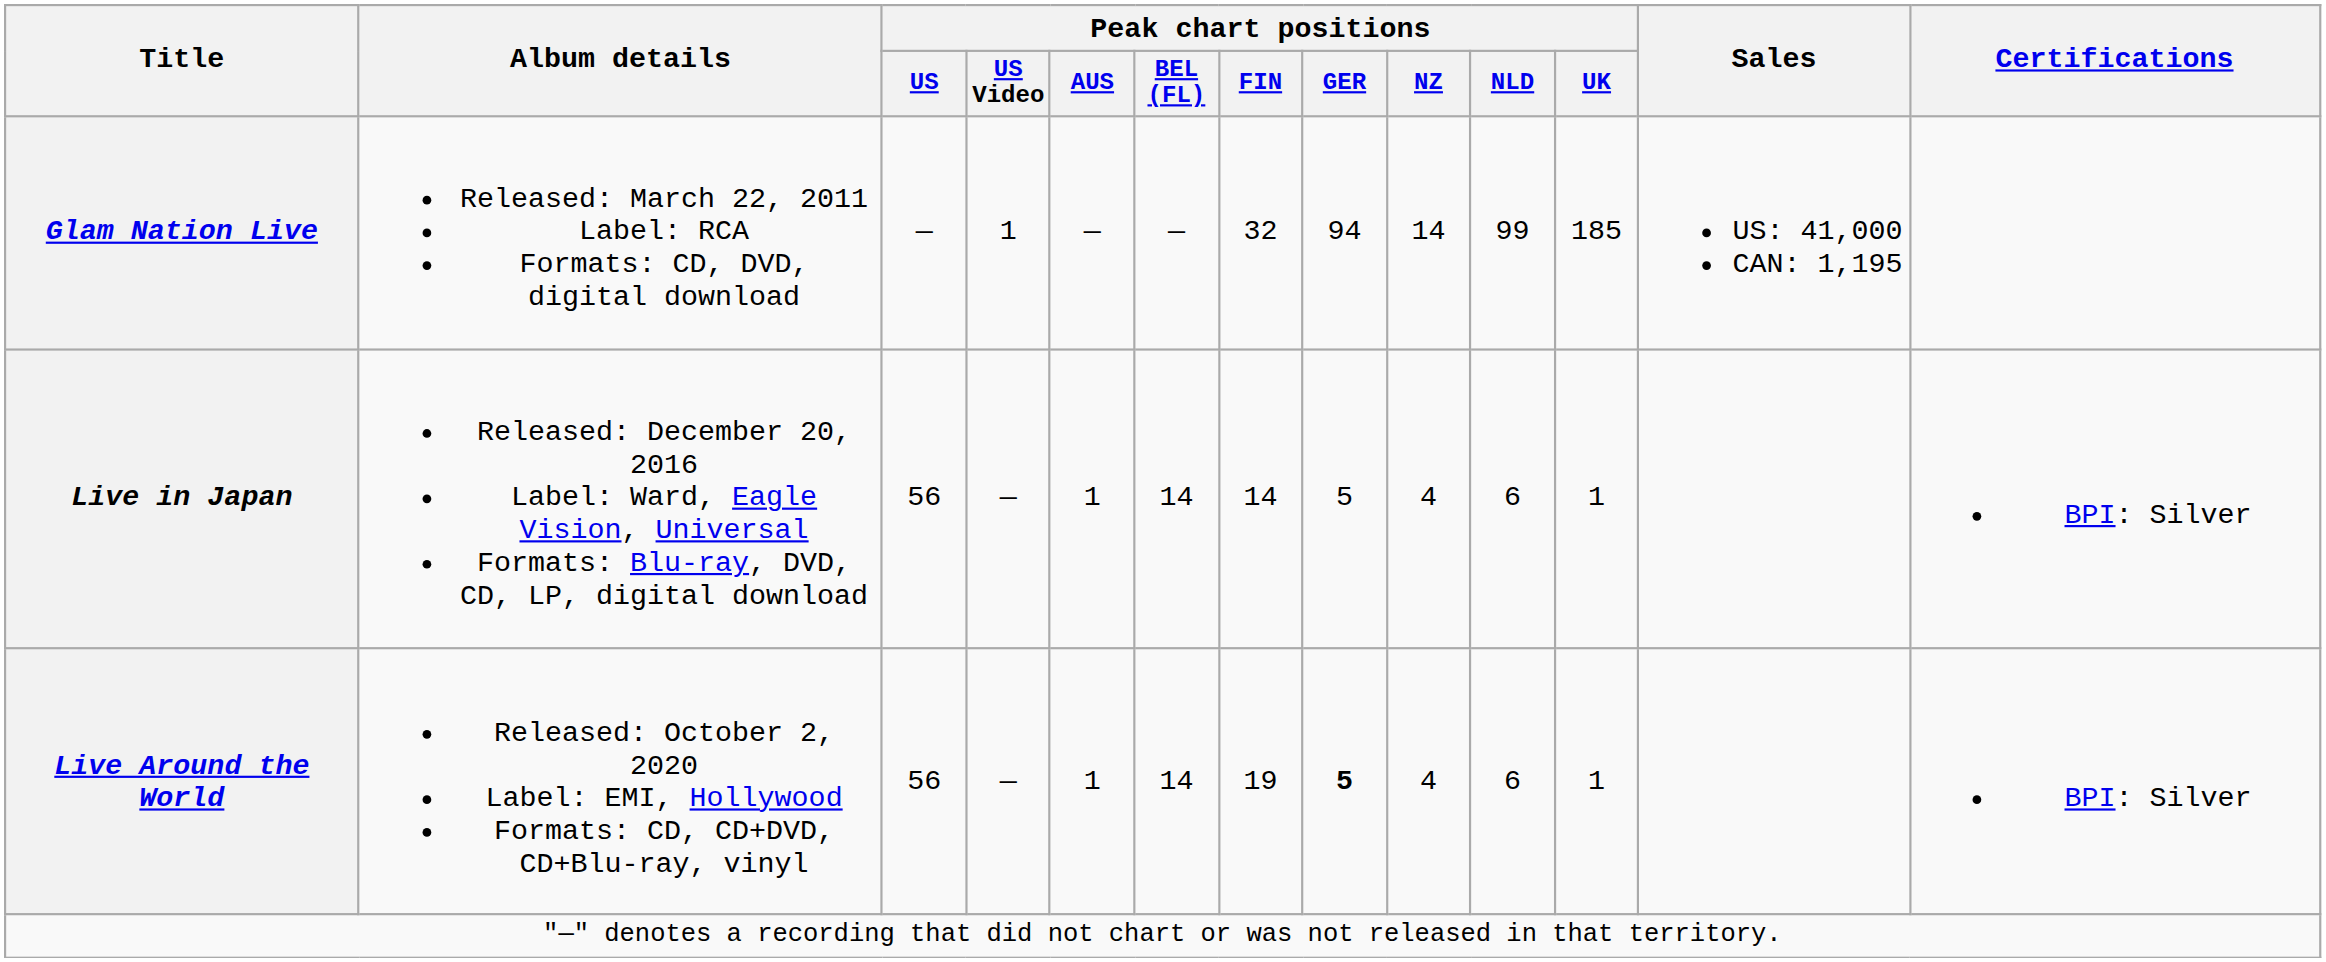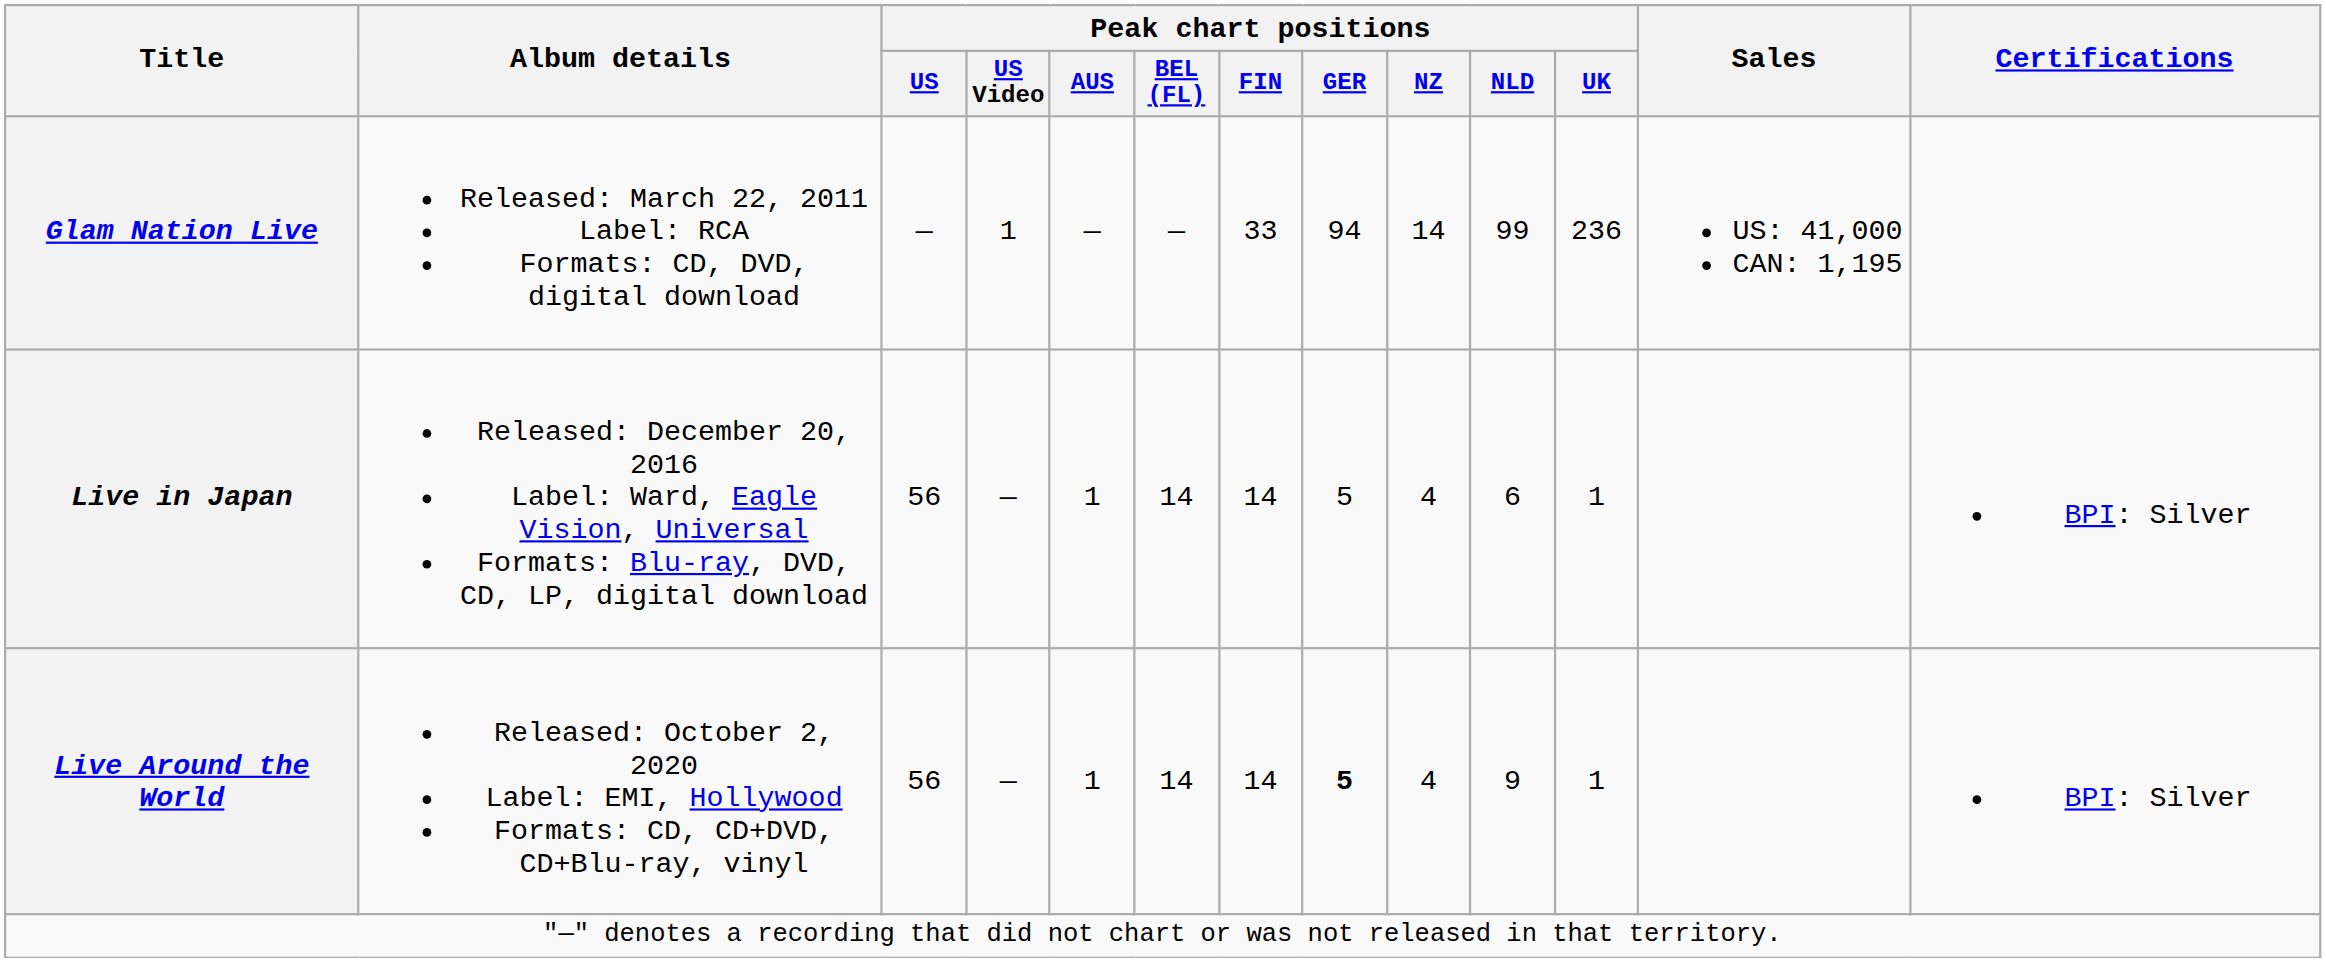(1260, 232) 32 -> (1260, 232) 33
(1597, 232) 185 -> (1597, 232) 236
(1260, 781) 19 -> (1260, 781) 14
(1513, 781) 6 -> (1513, 781) 9
